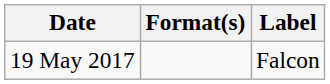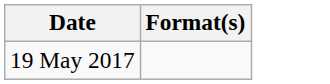- column: (288, 23)
